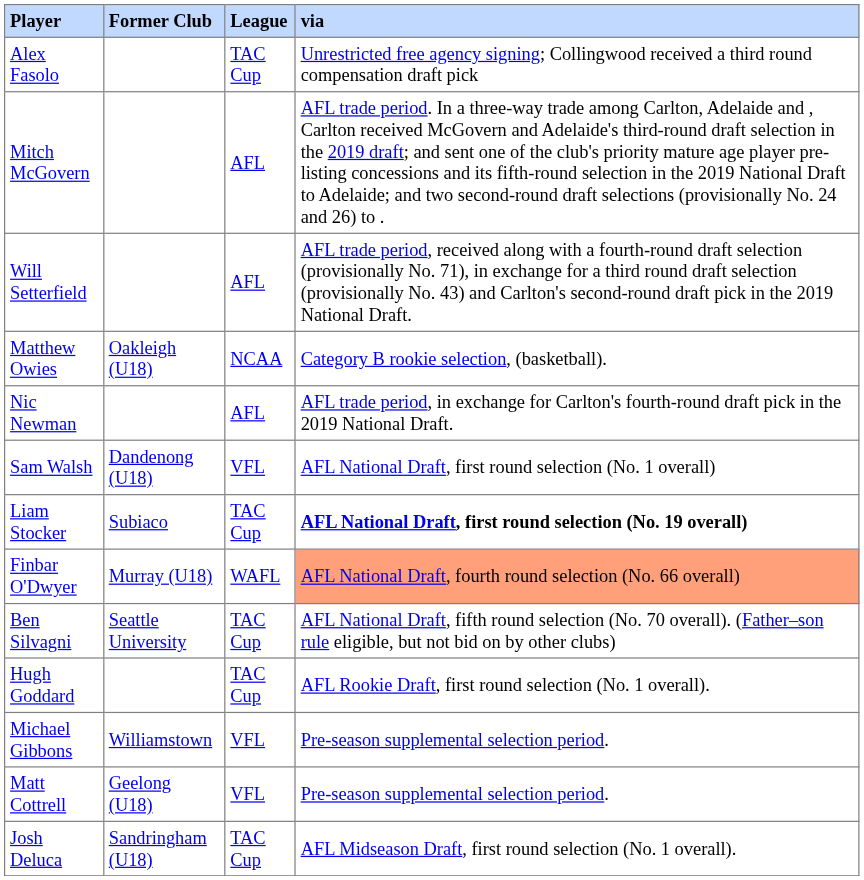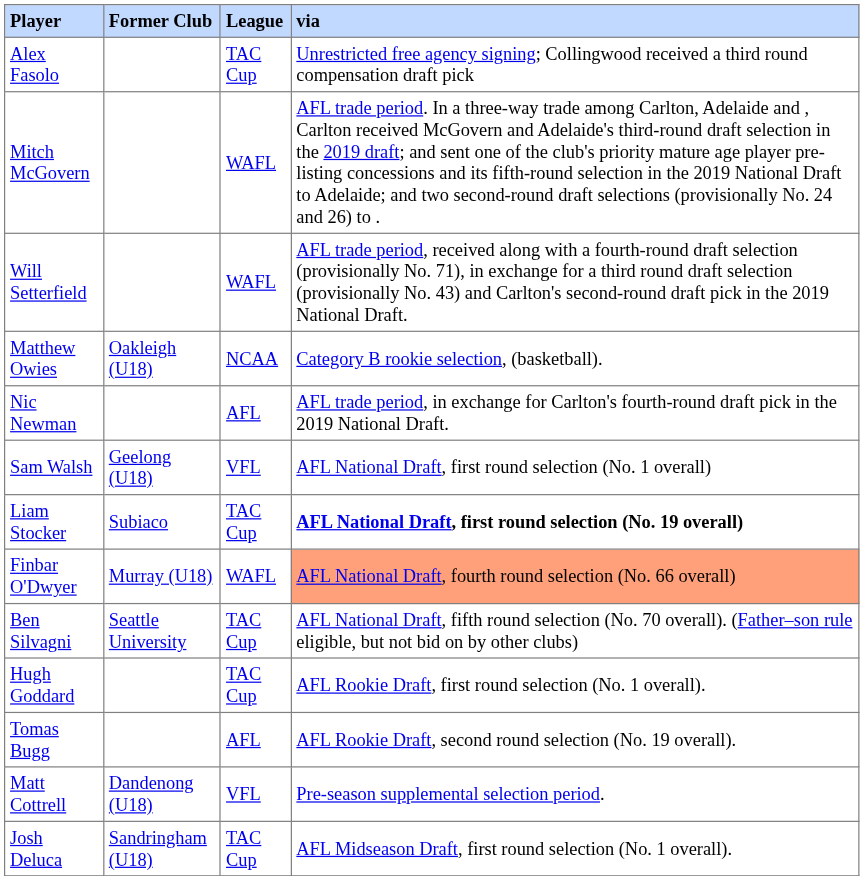(248, 162) AFL -> (251, 162) WAFL
(248, 282) AFL -> (251, 282) WAFL
(151, 467) Dandenong (U18) -> (140, 467) Geelong (U18)
+ row: (34, 739)
- row: (41, 739)
(140, 794) Geelong (U18) -> (151, 794) Dandenong (U18)
